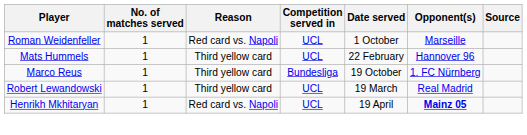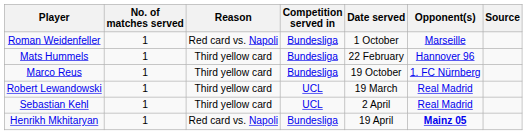(313, 40) UCL -> (313, 40) Bundesliga
(313, 56) UCL -> (313, 56) Bundesliga
+ row: (54, 105)
(313, 105) UCL -> (313, 121) Bundesliga
